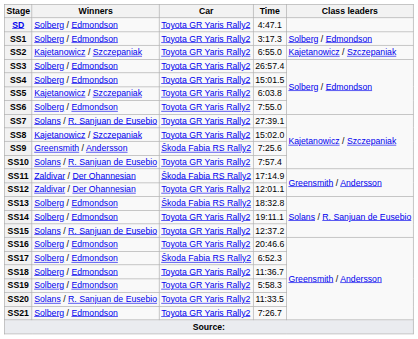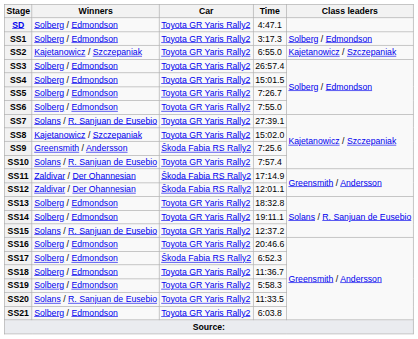(88, 93) Kajetanowicz / Szczepaniak -> (76, 93) Solberg / Edmondson
(270, 93) 6:03.8 -> (270, 93) 7:26.7
(206, 189) Toyota GR Yaris Rally2 -> (206, 189) Škoda Fabia RS Rally2
(206, 203) Škoda Fabia RS Rally2 -> (206, 203) Toyota GR Yaris Rally2
(270, 313) 7:26.7 -> (270, 313) 6:03.8
